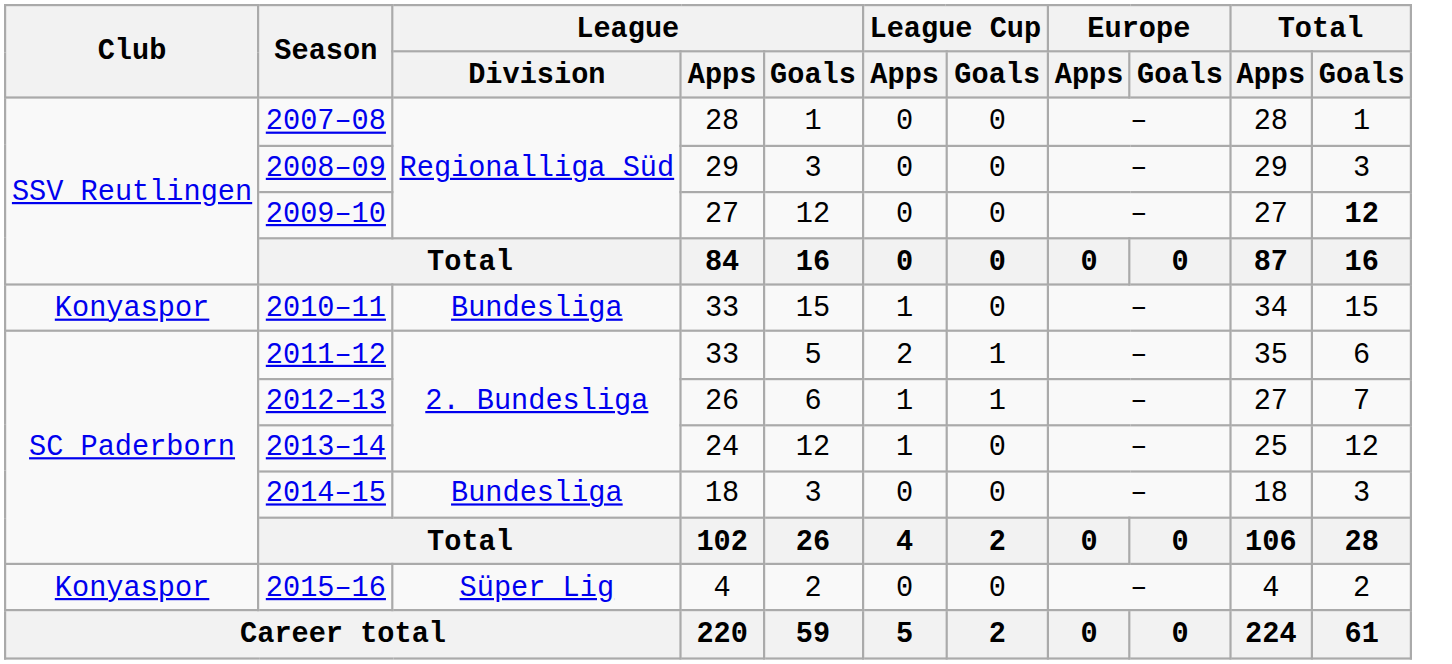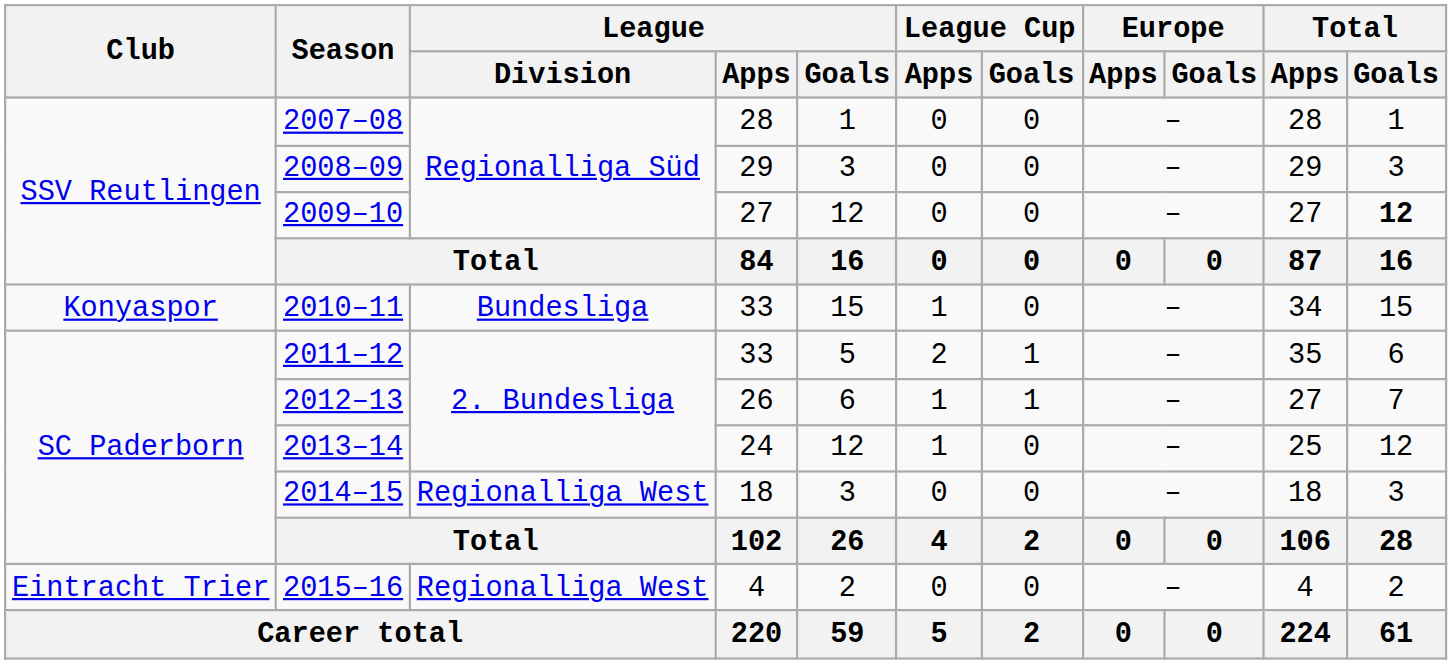(537, 495) Bundesliga -> (563, 495) Regionalliga West
(132, 588) Konyaspor -> (141, 588) Eintracht Trier
(537, 588) Süper Lig -> (563, 588) Regionalliga West
